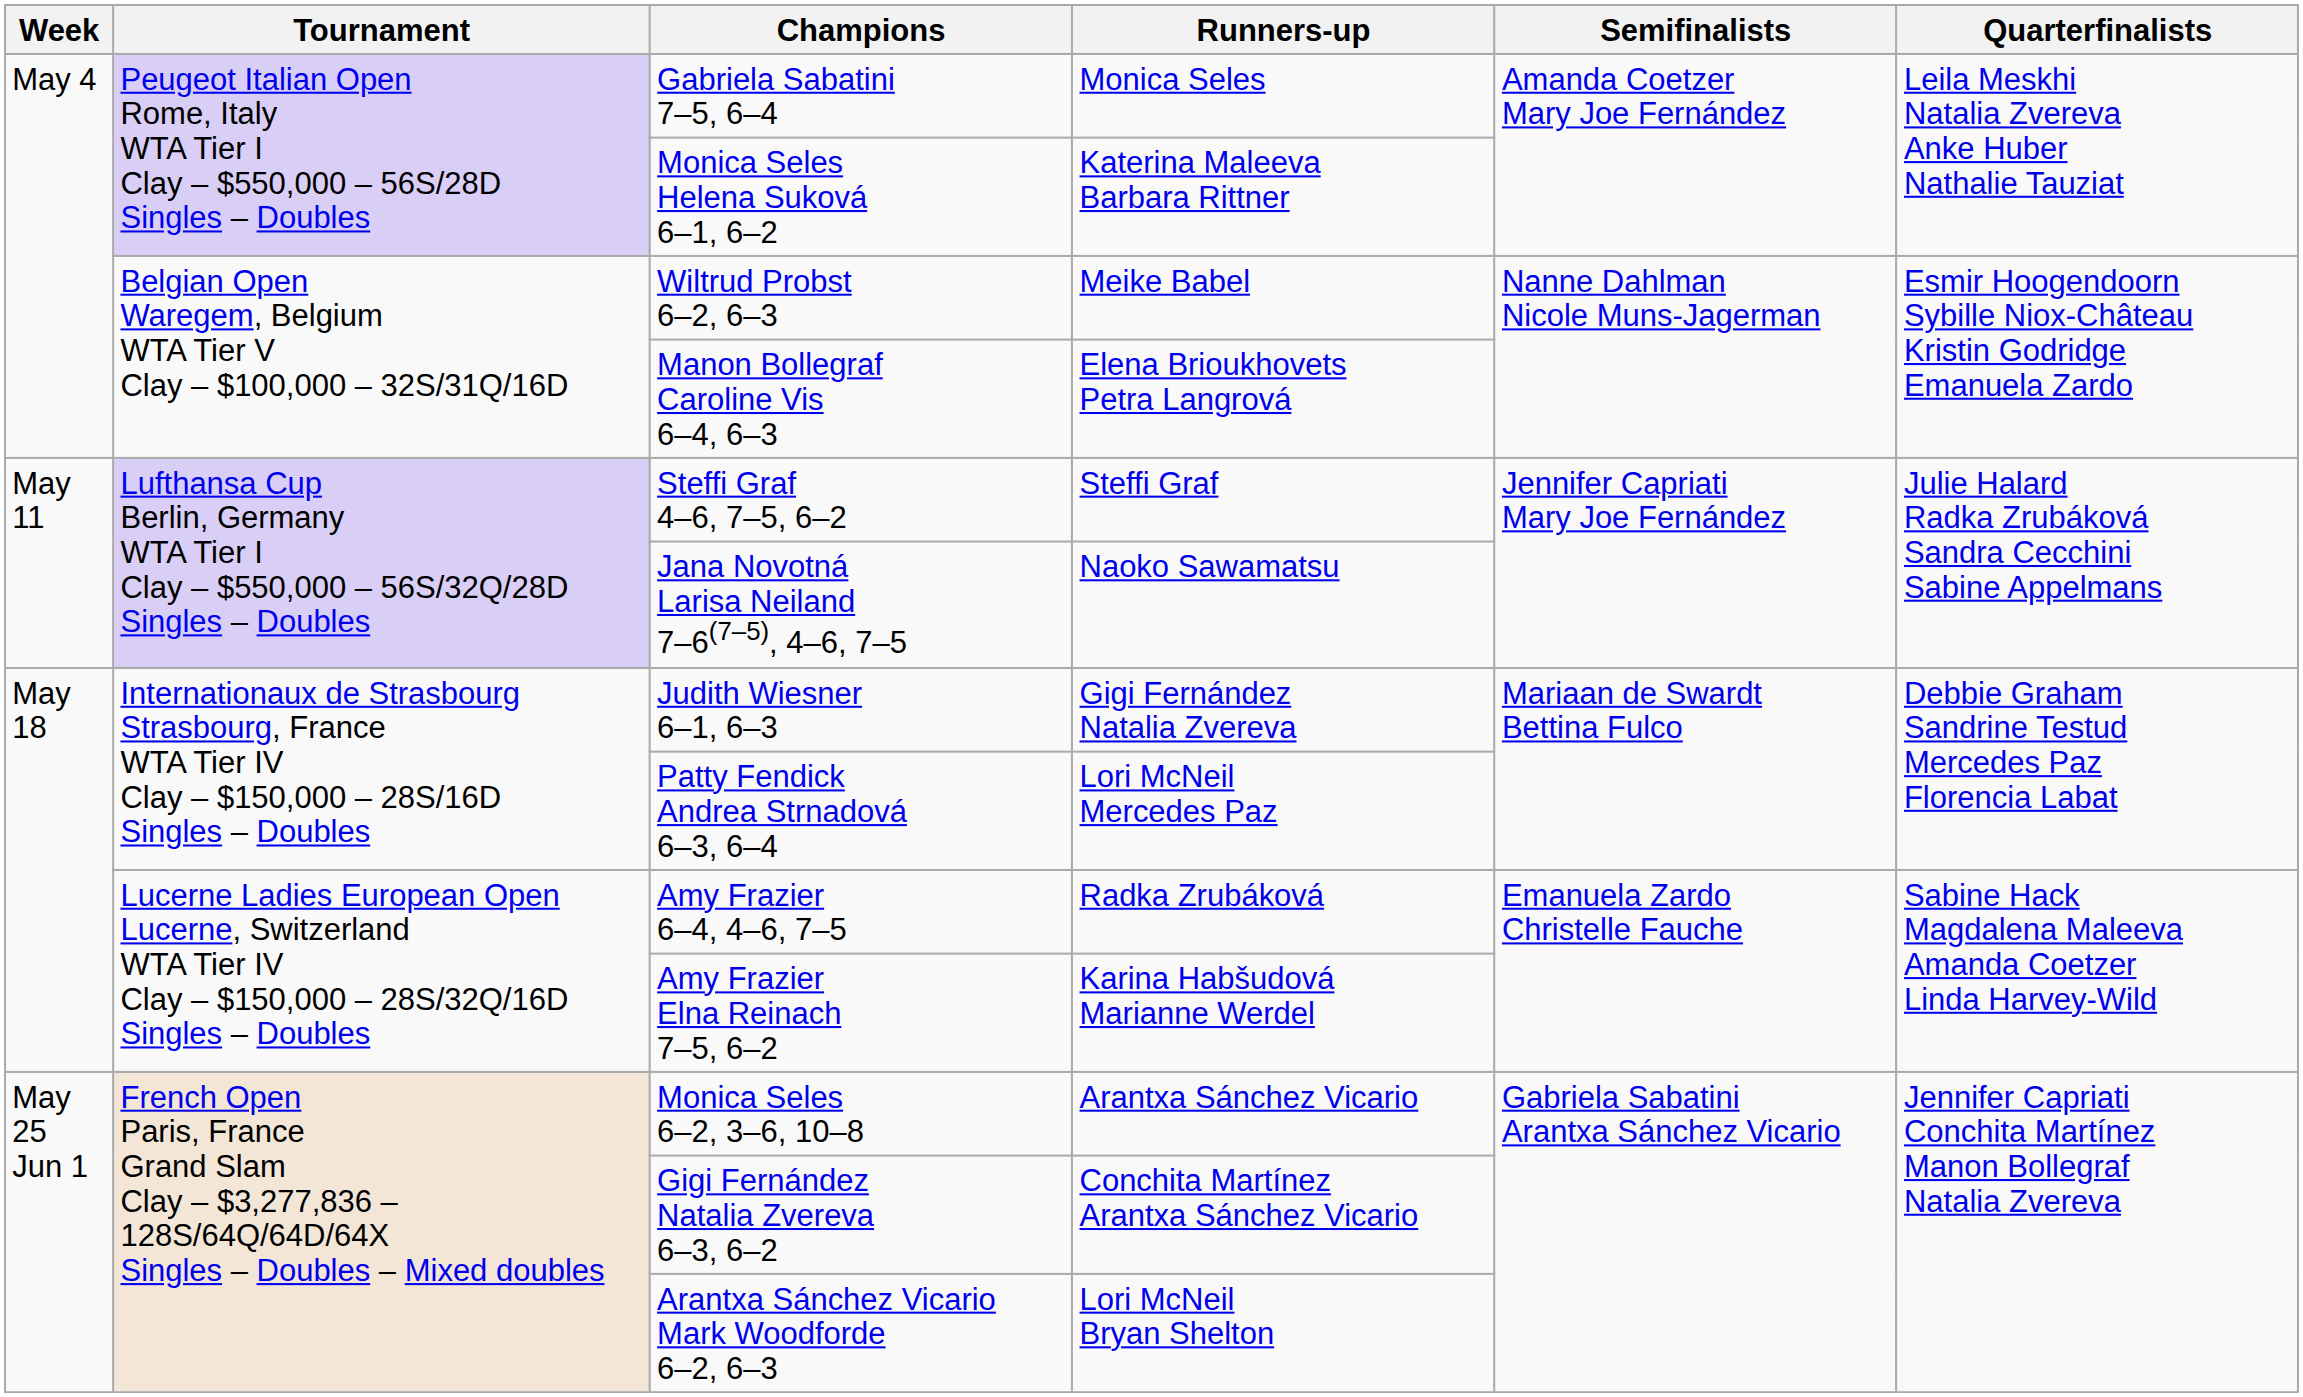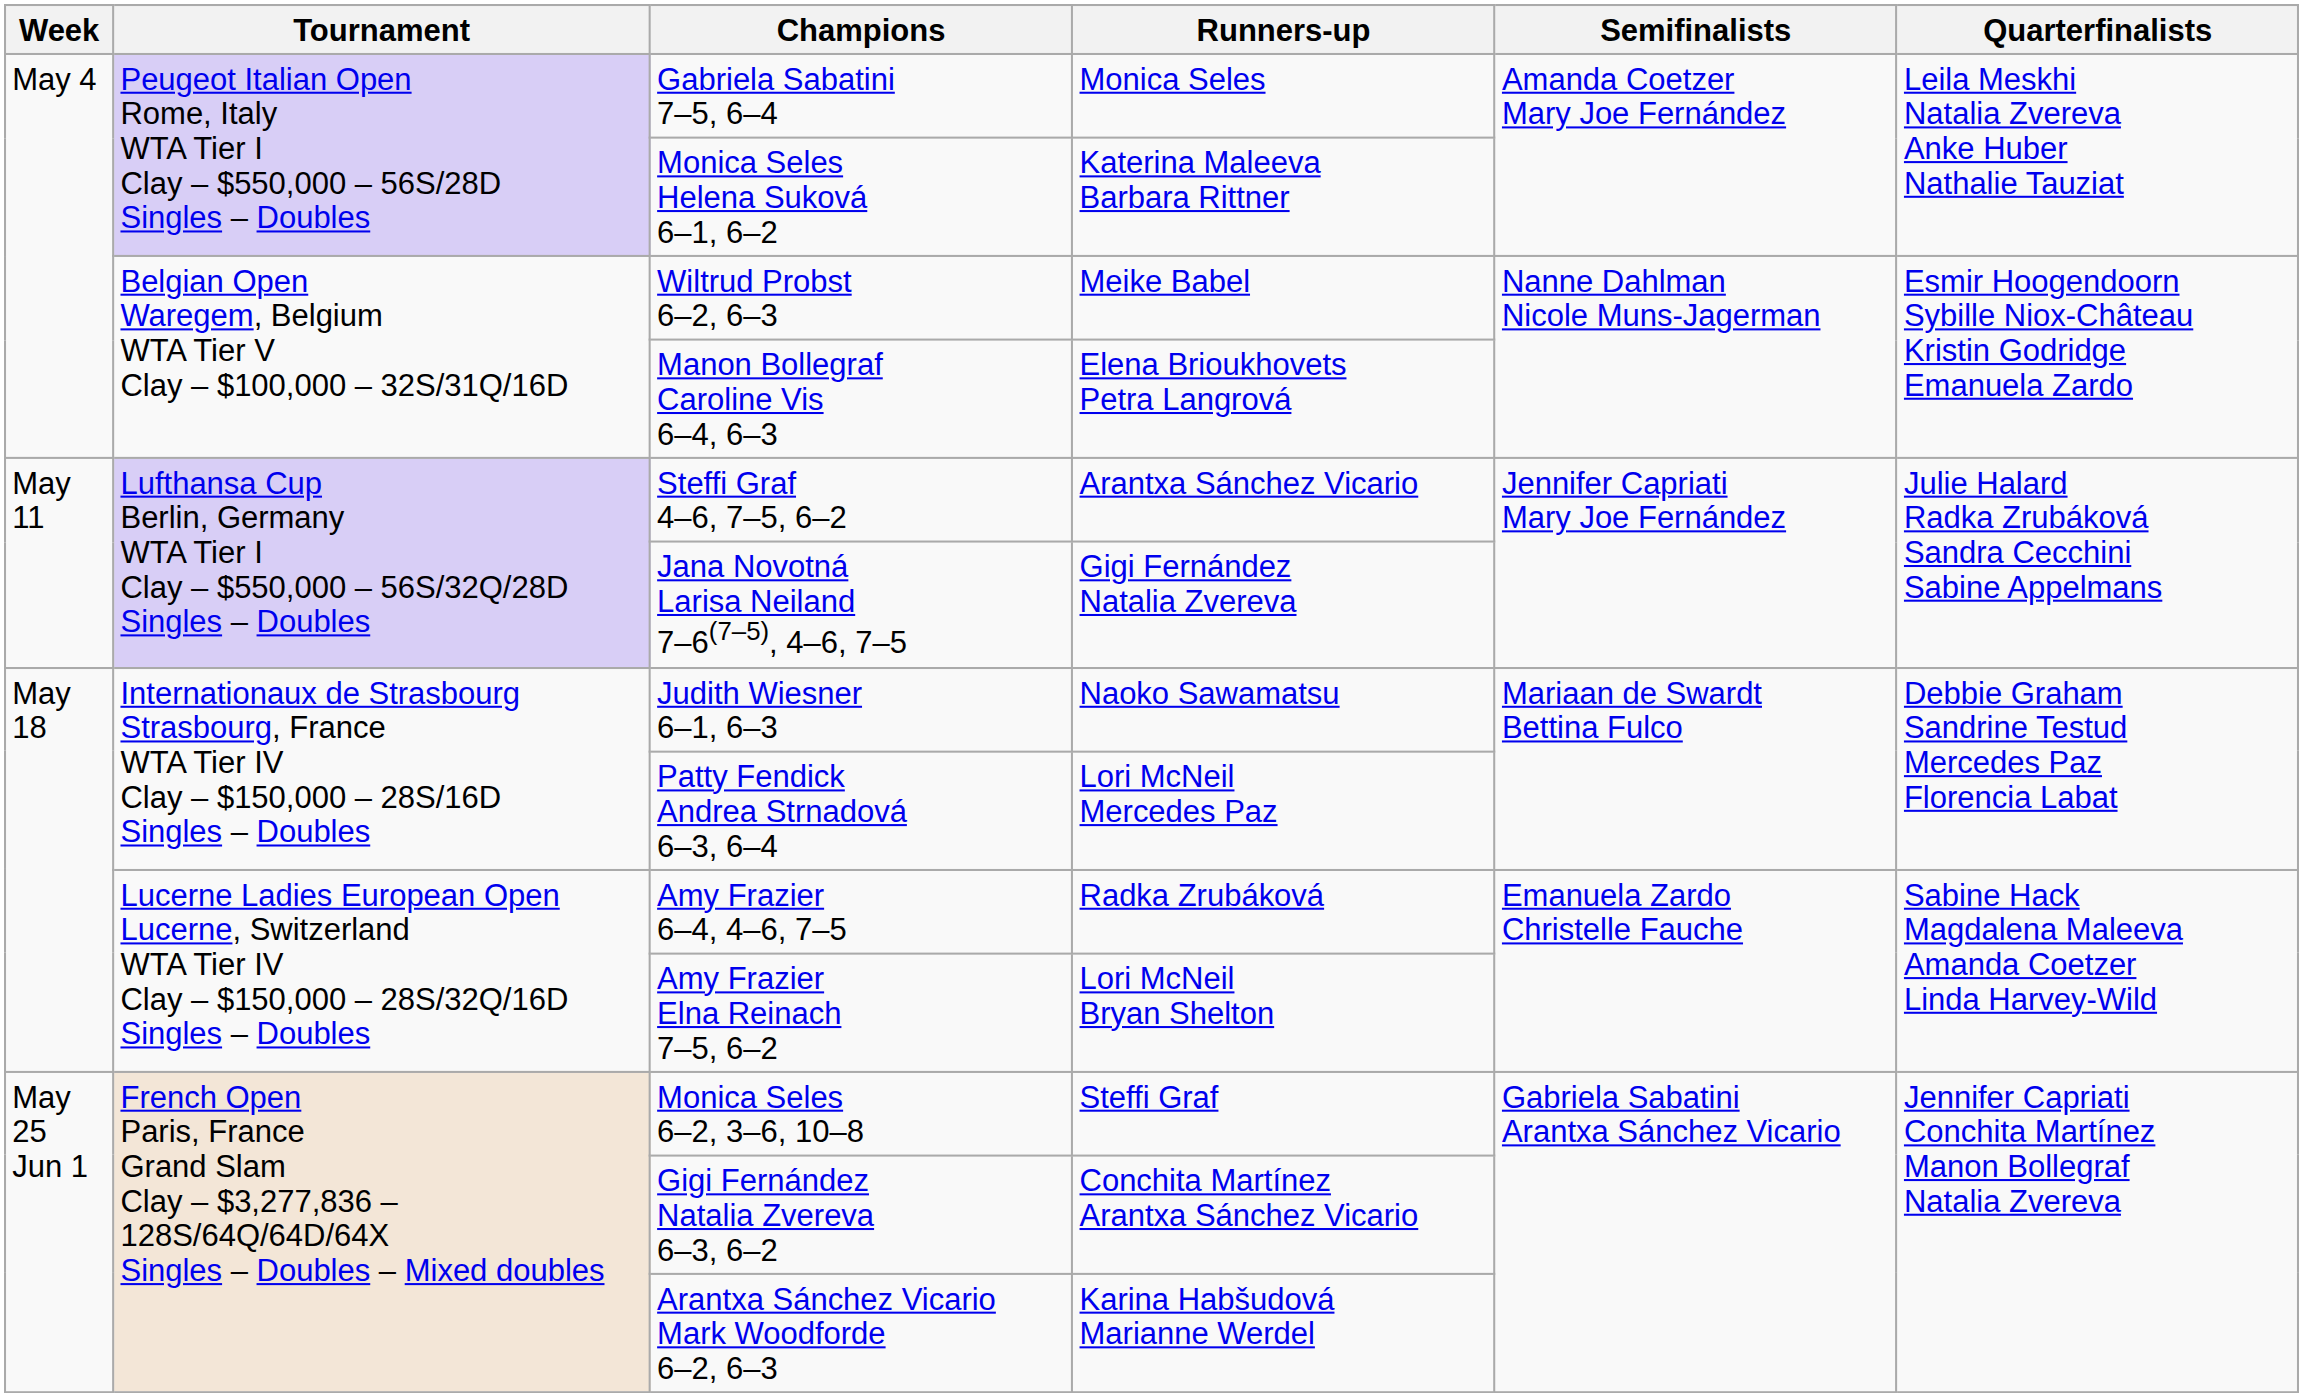(1149, 483) Steffi Graf -> (1249, 483) Arantxa Sánchez Vicario
(1210, 567) Naoko Sawamatsu -> (1188, 584) Gigi Fernández Natalia Zvereva
(1188, 709) Gigi Fernández Natalia Zvereva -> (1210, 692) Naoko Sawamatsu
(1207, 995) Karina Habšudová Marianne Werdel -> (1177, 995) Lori McNeil Bryan Shelton
(1249, 1096) Arantxa Sánchez Vicario -> (1149, 1096) Steffi Graf
(1177, 1316) Lori McNeil Bryan Shelton -> (1207, 1316) Karina Habšudová Marianne Werdel
